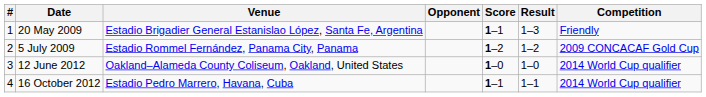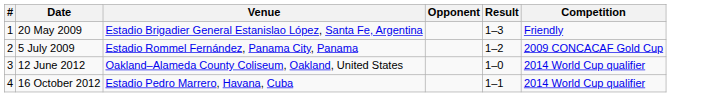- column: (500, 13)
